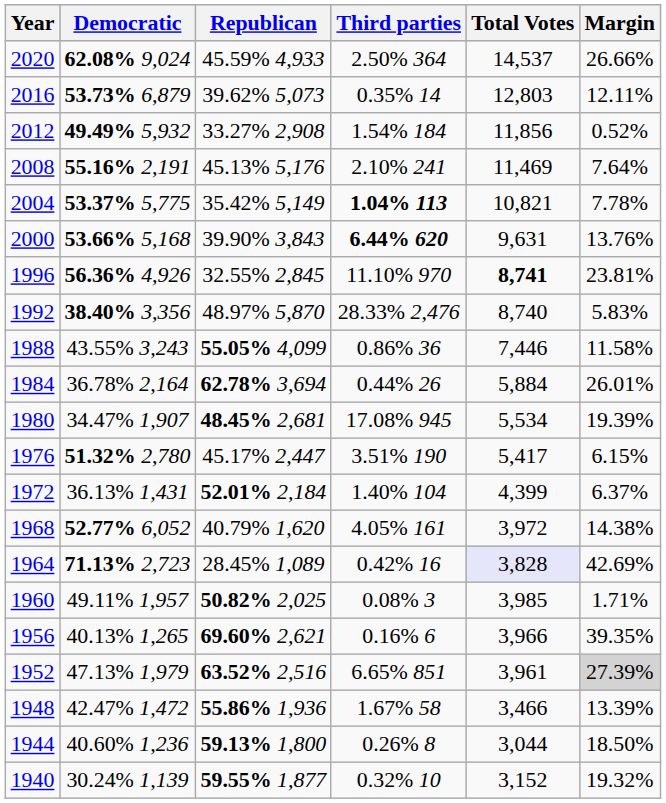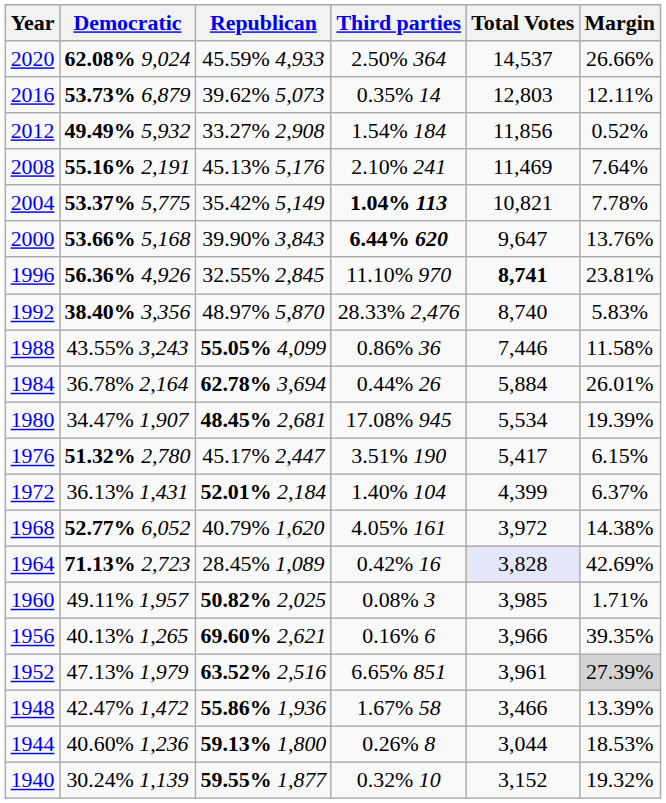(523, 239) 9,631 -> (523, 239) 9,647
(620, 744) 18.50% -> (620, 744) 18.53%
